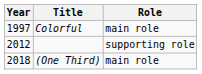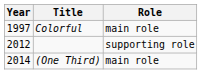(19, 61) 2018 -> (19, 61) 2014
